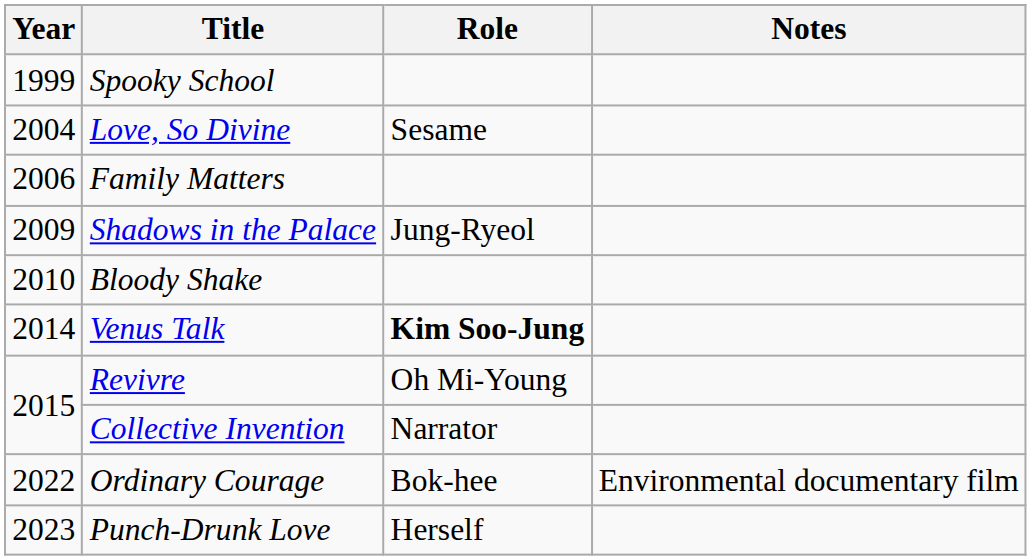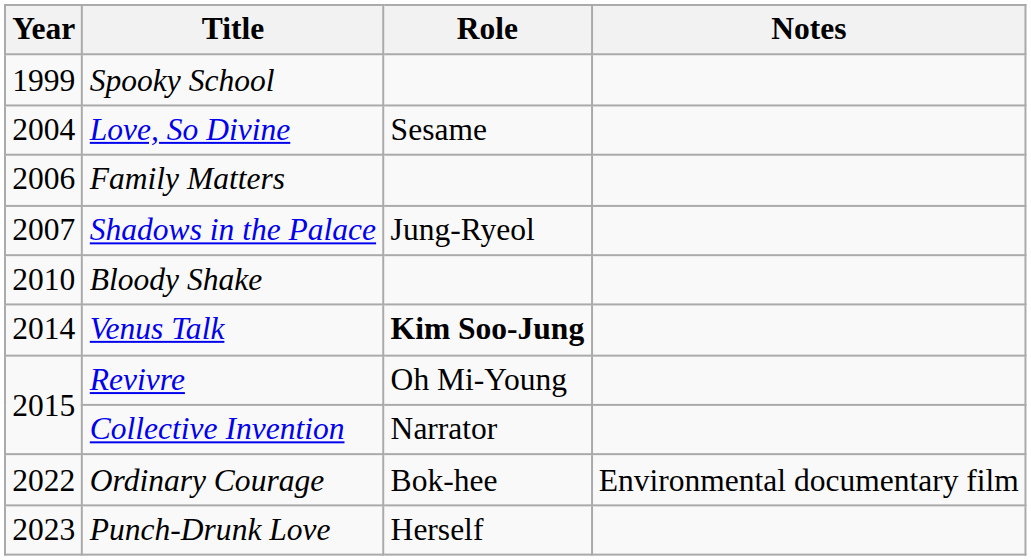(44, 229) 2009 -> (44, 229) 2007
